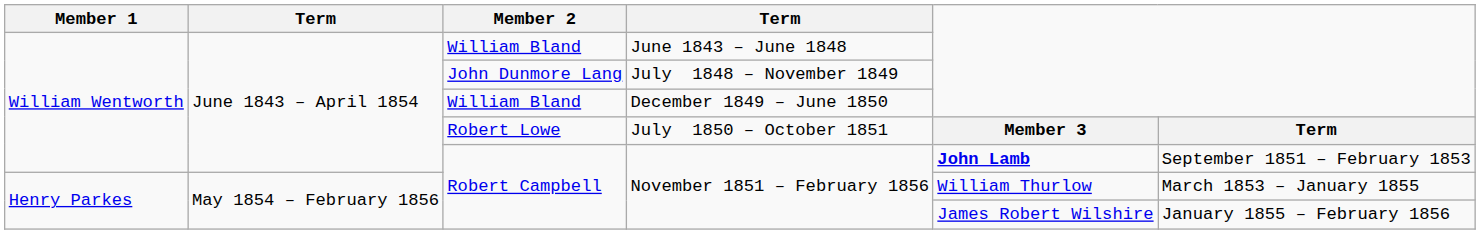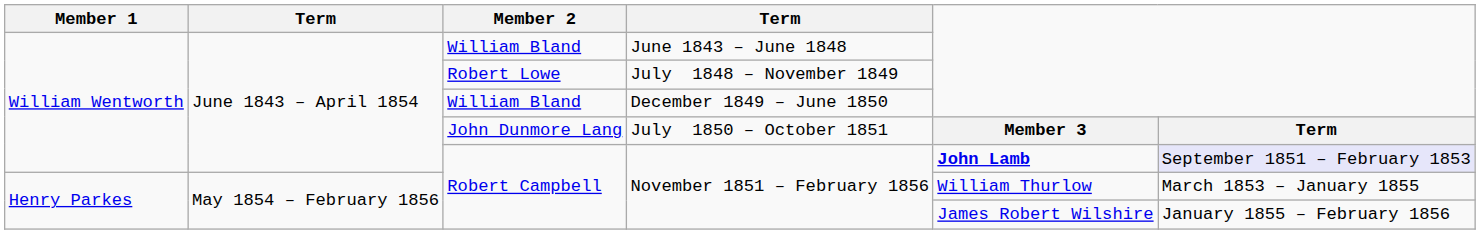(535, 75) John Dunmore Lang -> (504, 75) Robert Lowe
(504, 131) Robert Lowe -> (535, 131) John Dunmore Lang
(1316, 158) no background -> (1316, 158) lavender background
